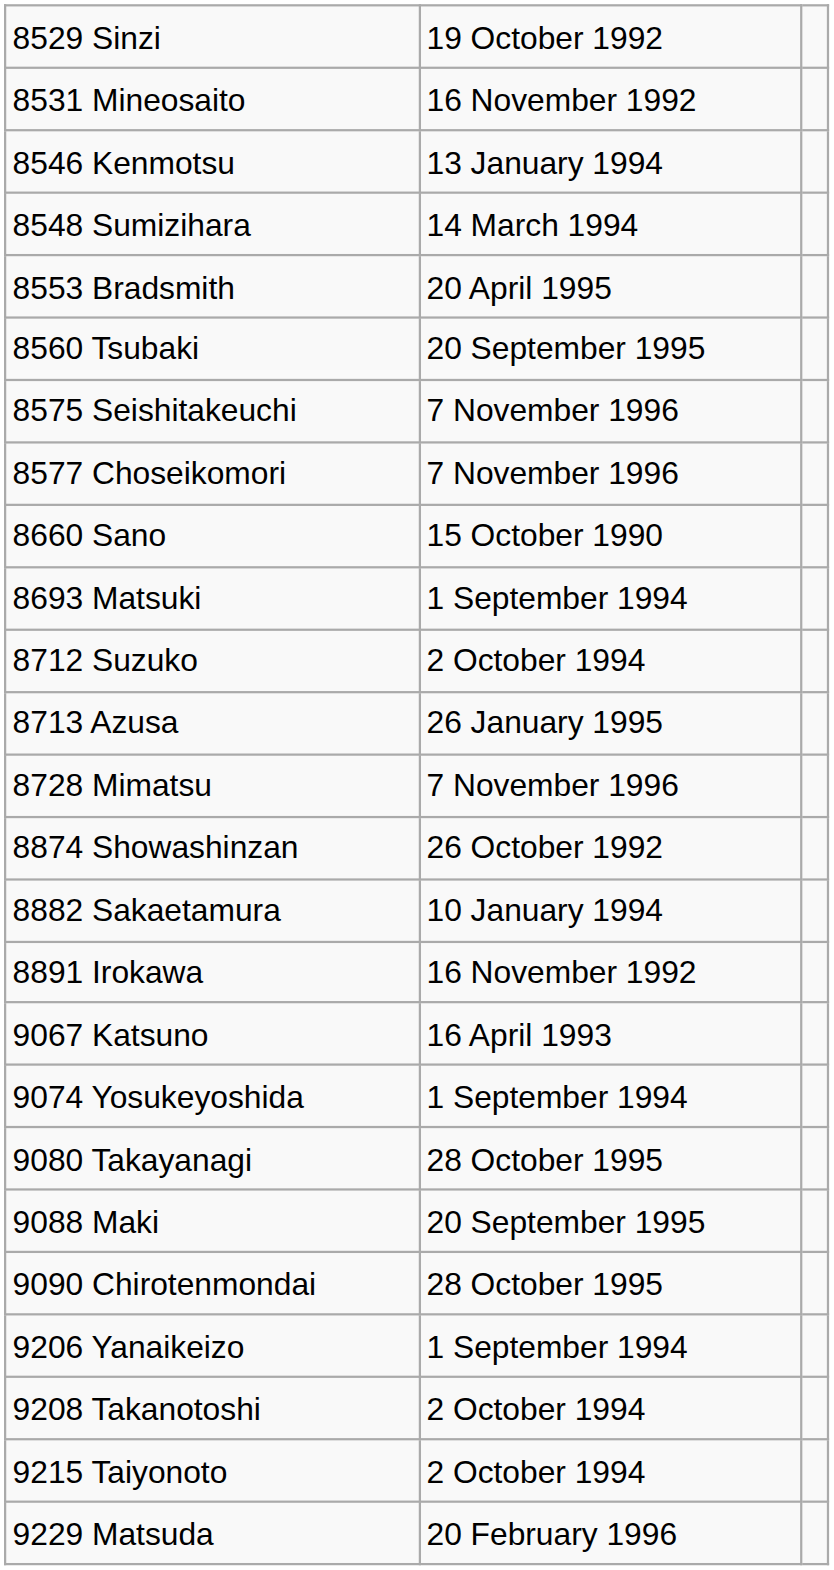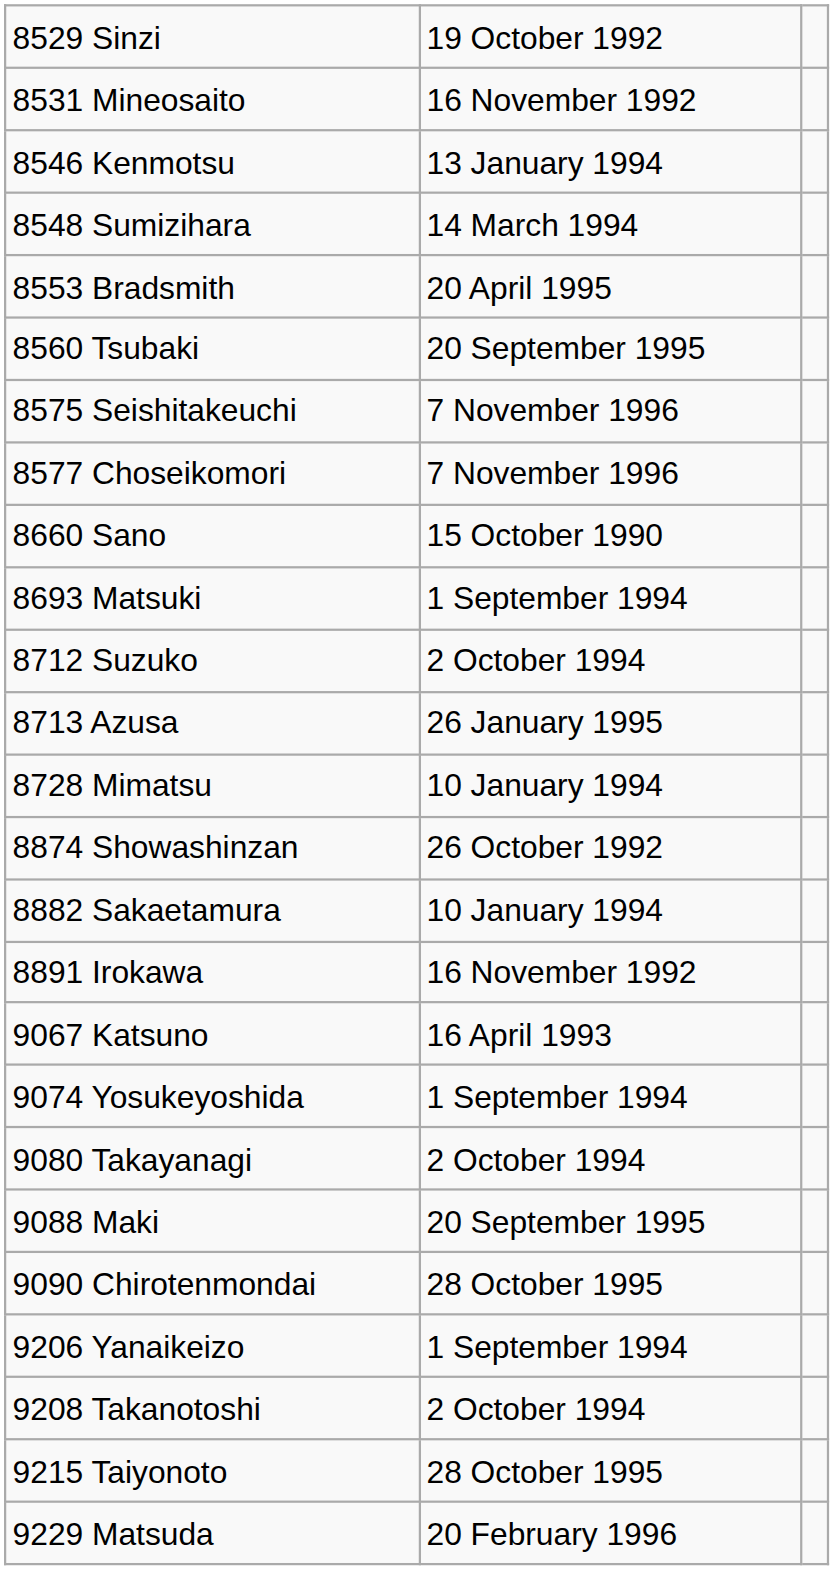(553, 785) 7 November 1996 -> (545, 785) 10 January 1994
(545, 1159) 28 October 1995 -> (536, 1159) 2 October 1994
(536, 1471) 2 October 1994 -> (545, 1471) 28 October 1995
